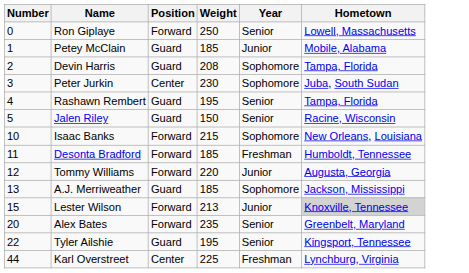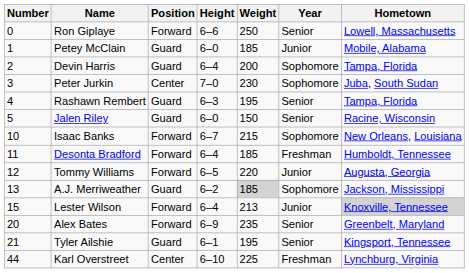+ column: (217, 13)
(209, 66) 208 -> (249, 66) 200
(209, 189) no background -> (249, 189) lightgrey background
(13, 242) 22 -> (13, 242) 21
